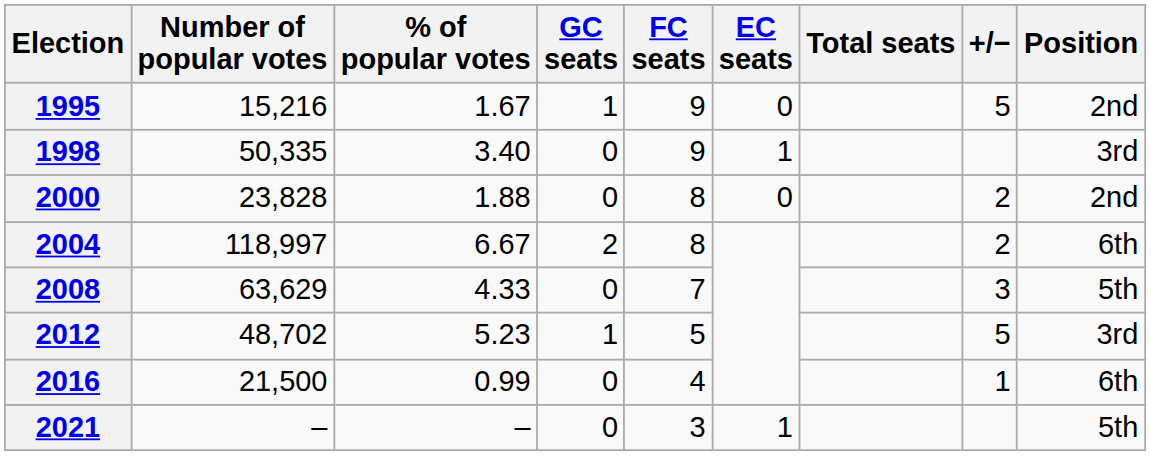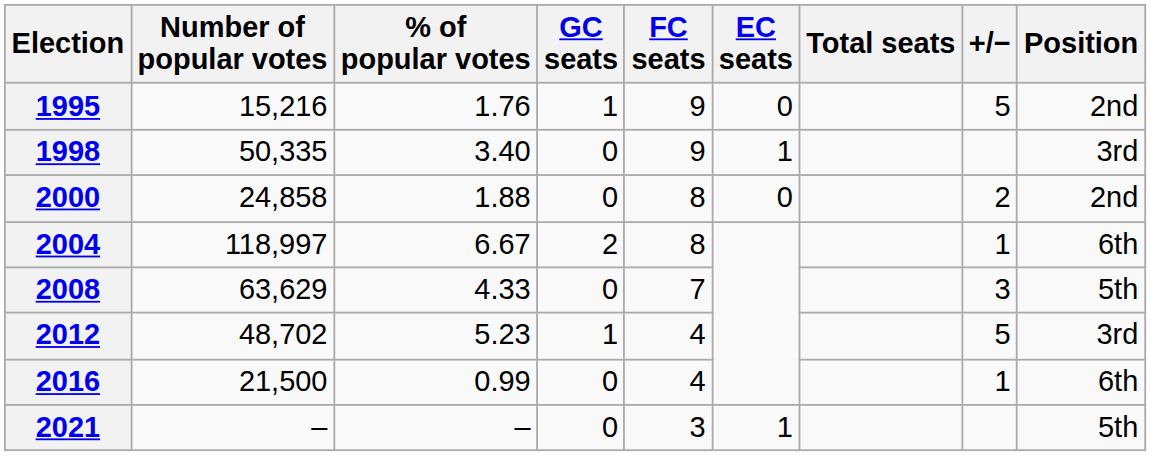(502, 105) 1.67 -> (502, 105) 1.76
(283, 197) 23,828 -> (283, 197) 24,858
(1003, 243) 2 -> (1003, 243) 1
(697, 335) 5 -> (697, 335) 4
